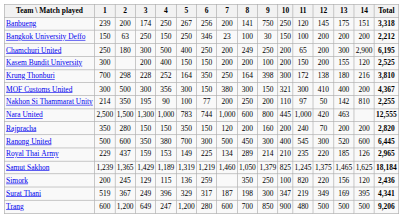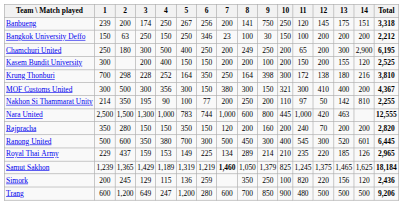(364, 141) 600 -> (364, 141) 601
(227, 167) normal -> (227, 167) bold
- row: (24, 193)
